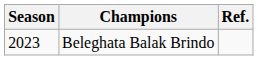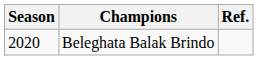(24, 42) 2023 -> (24, 42) 2020
